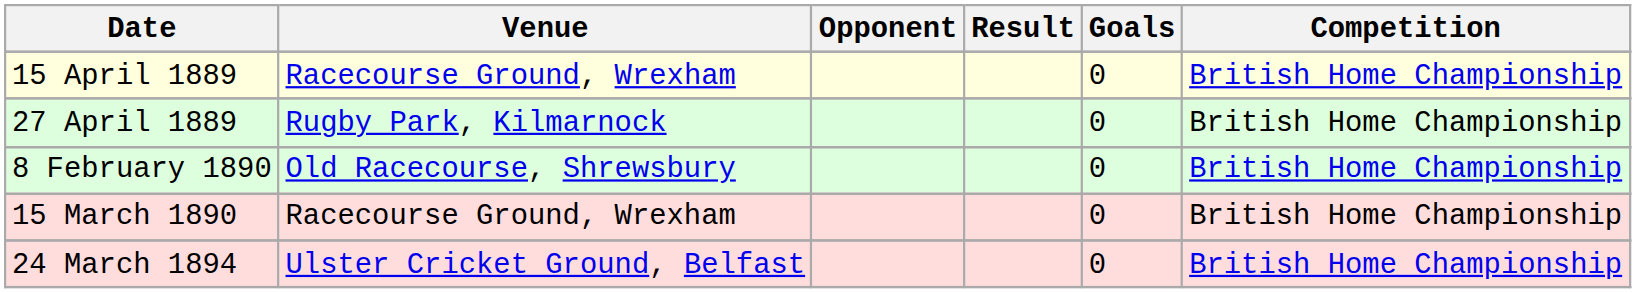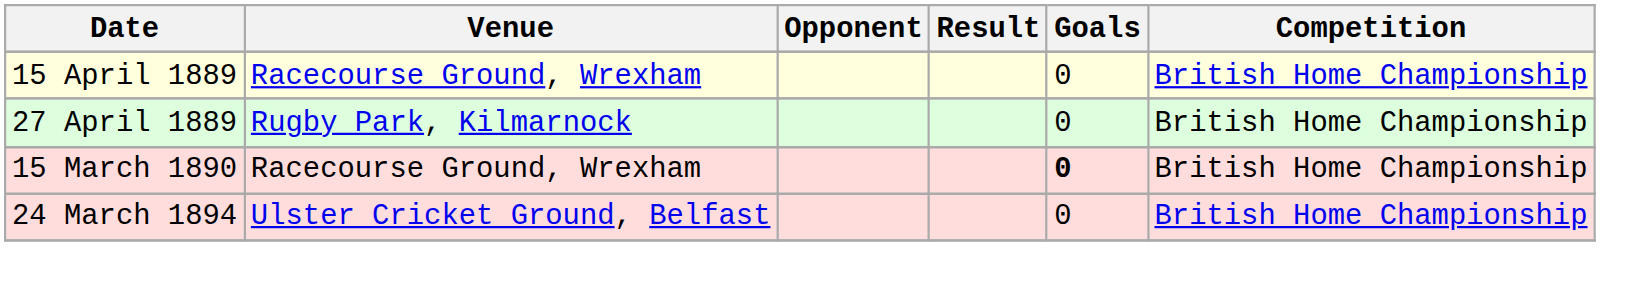- row: (142, 170)
(1097, 217) normal -> (1063, 170) bold
